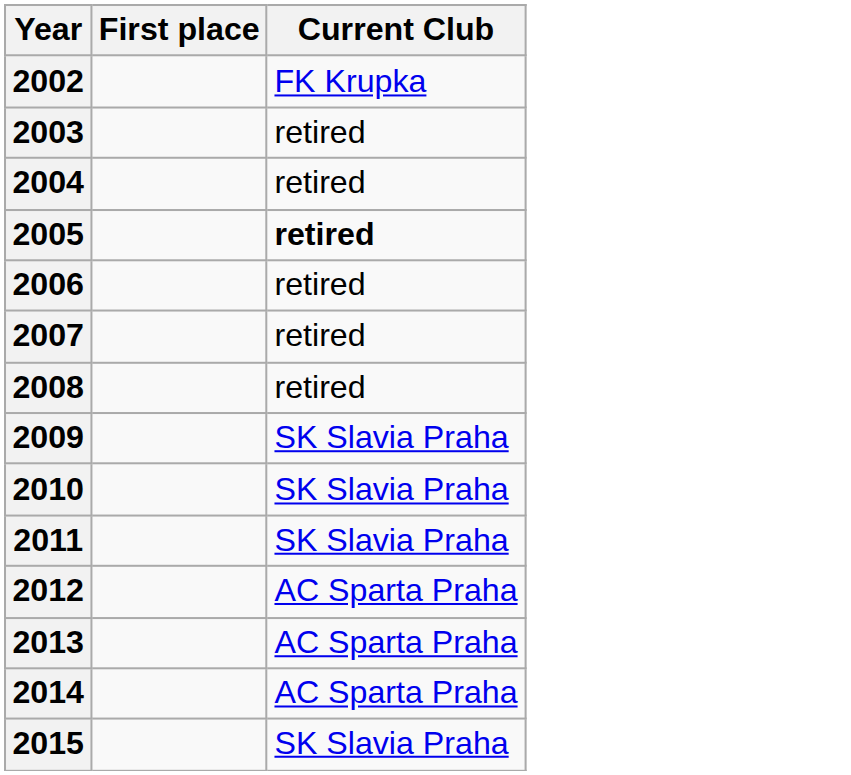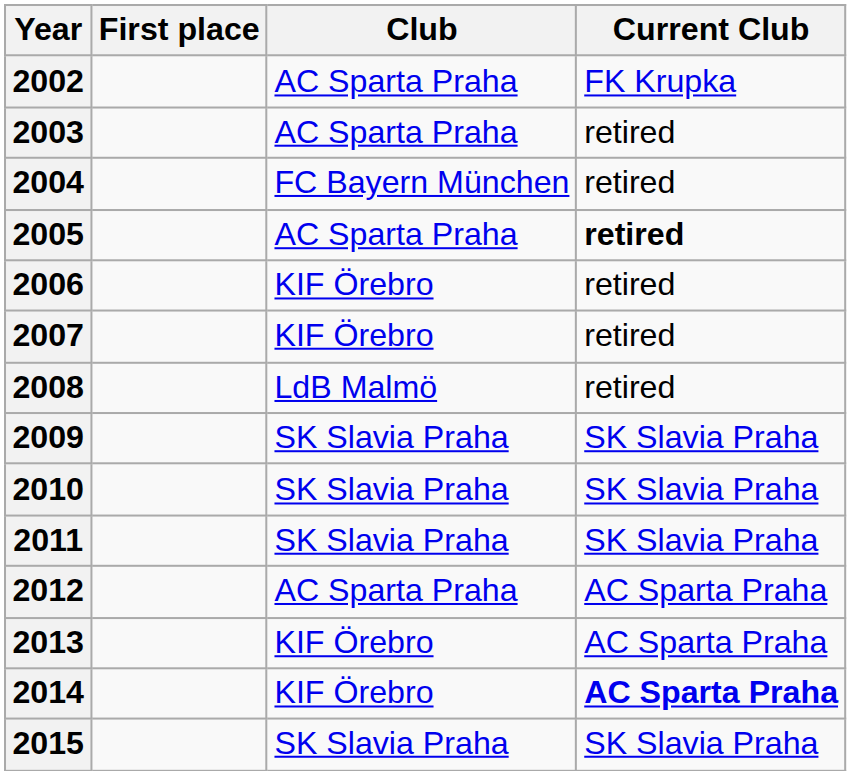+ column: (422, 30)
(396, 693) normal -> (711, 693) bold
